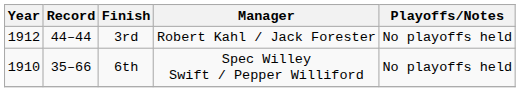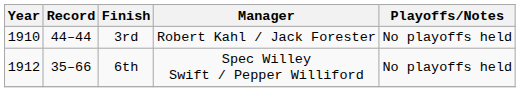(24, 38) 1912 -> (24, 38) 1910
(24, 67) 1910 -> (24, 67) 1912
